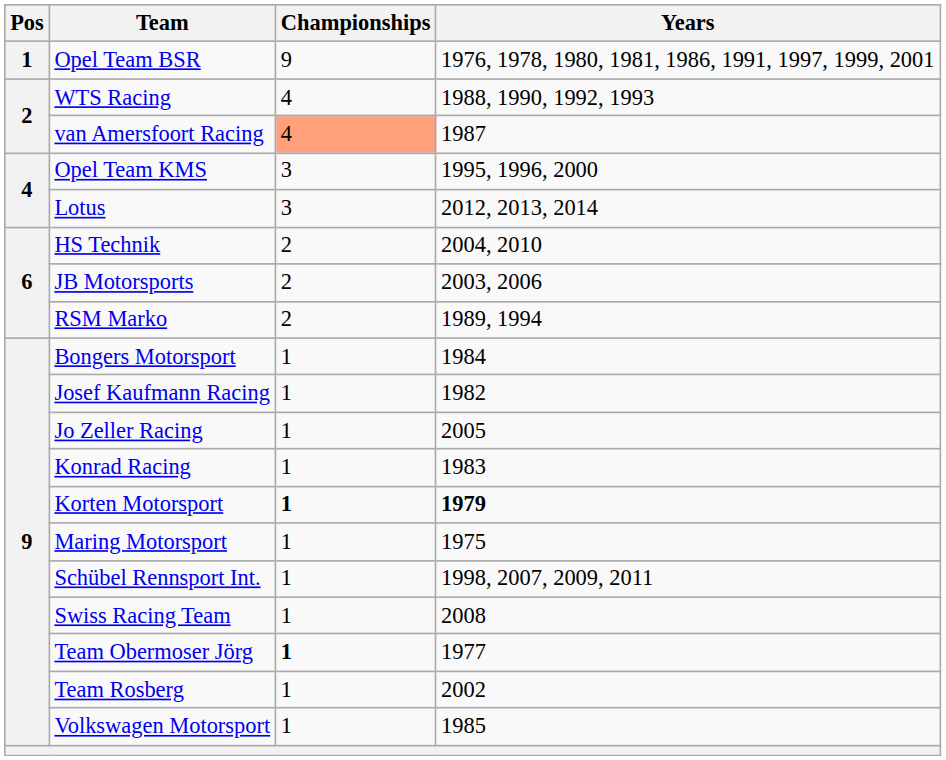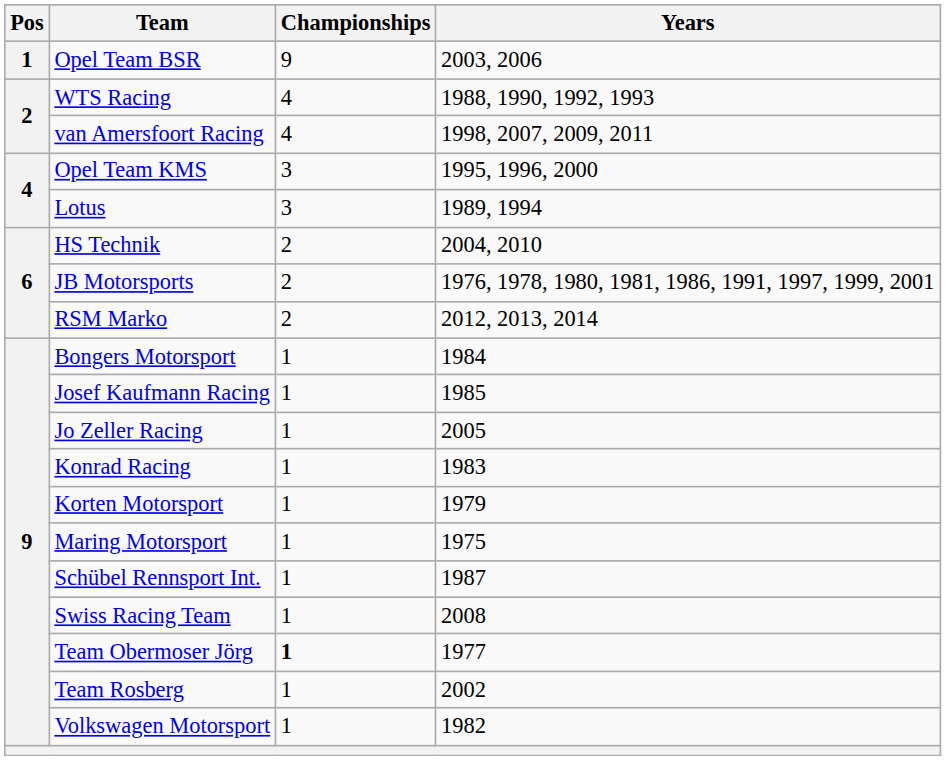(688, 59) 1976, 1978, 1980, 1981, 1986, 1991, 1997, 1999, 2001 -> (492, 59) 2003, 2006
(286, 133) lightsalmon background -> (286, 133) no background
(463, 133) 1987 -> (547, 133) 1998, 2007, 2009, 2011
(520, 207) 2012, 2013, 2014 -> (492, 207) 1989, 1994
(492, 281) 2003, 2006 -> (688, 281) 1976, 1978, 1980, 1981, 1986, 1991, 1997, 1999, 2001
(492, 318) 1989, 1994 -> (520, 318) 2012, 2013, 2014
(463, 392) 1982 -> (463, 392) 1985
(286, 503) bold -> (286, 503) normal
(463, 503) bold -> (463, 503) normal
(547, 577) 1998, 2007, 2009, 2011 -> (463, 577) 1987
(463, 726) 1985 -> (463, 726) 1982
